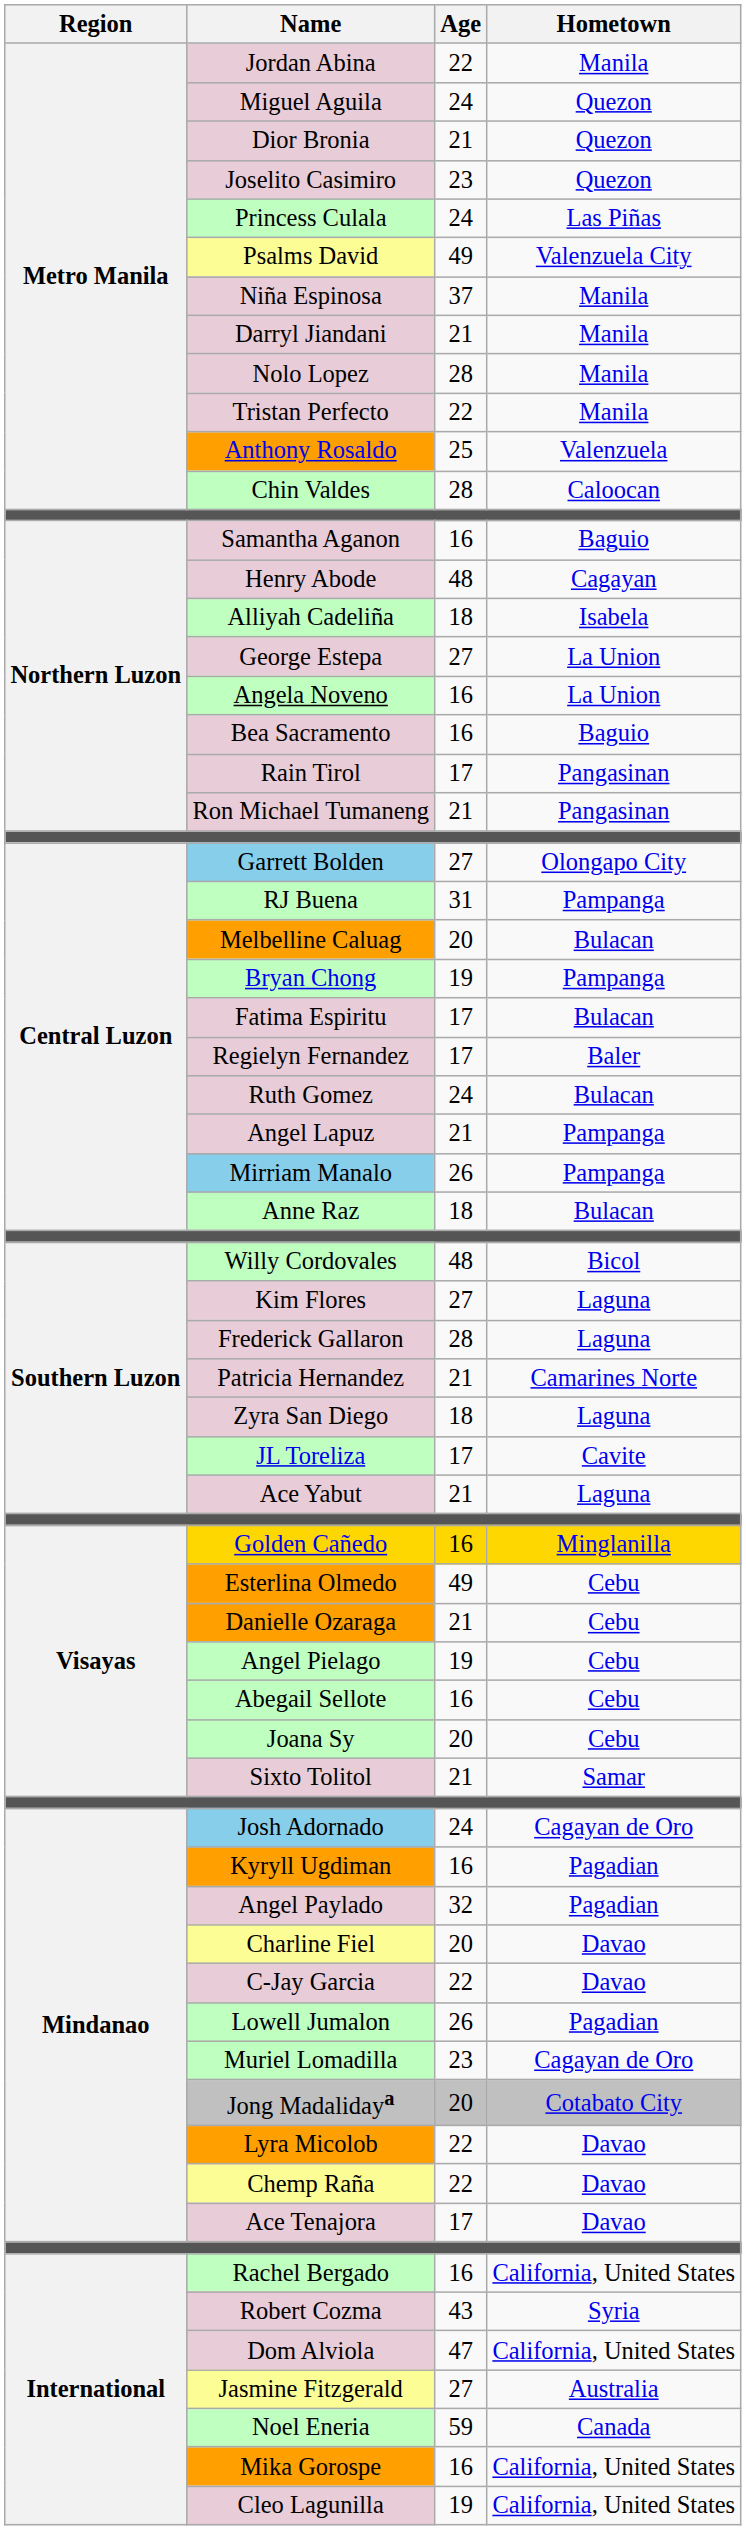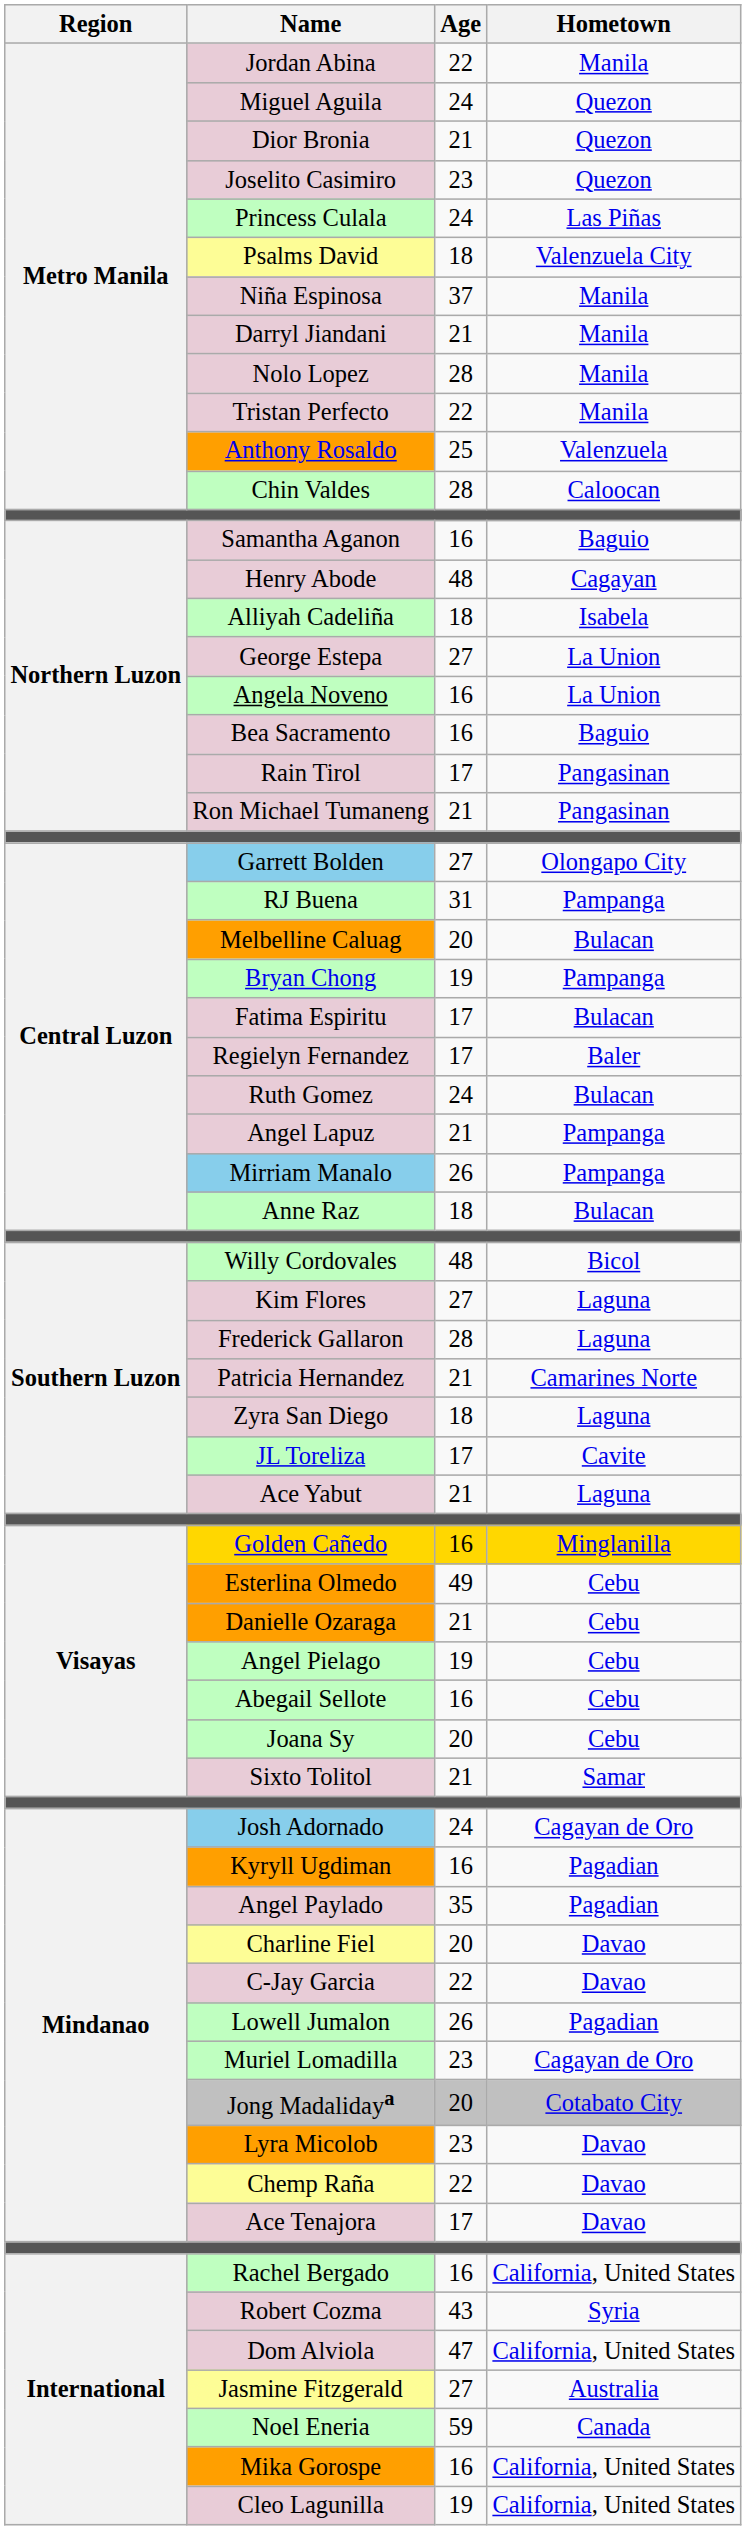(461, 256) 49 -> (461, 256) 18
(461, 1905) 32 -> (461, 1905) 35
(461, 2144) 22 -> (461, 2144) 23
